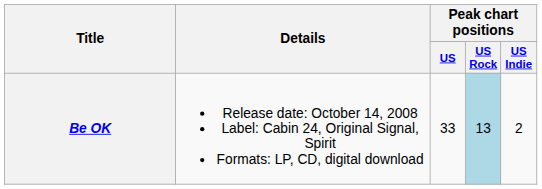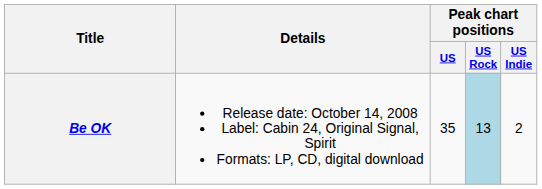(448, 128) 33 -> (448, 128) 35
